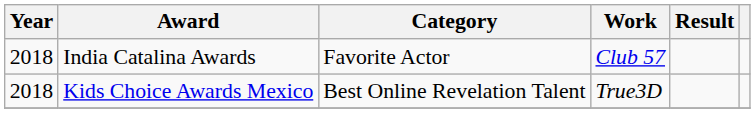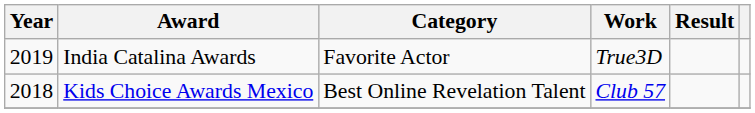(31, 56) 2018 -> (31, 56) 2019
(630, 56) Club 57 -> (629, 56) True3D
(629, 90) True3D -> (630, 90) Club 57
